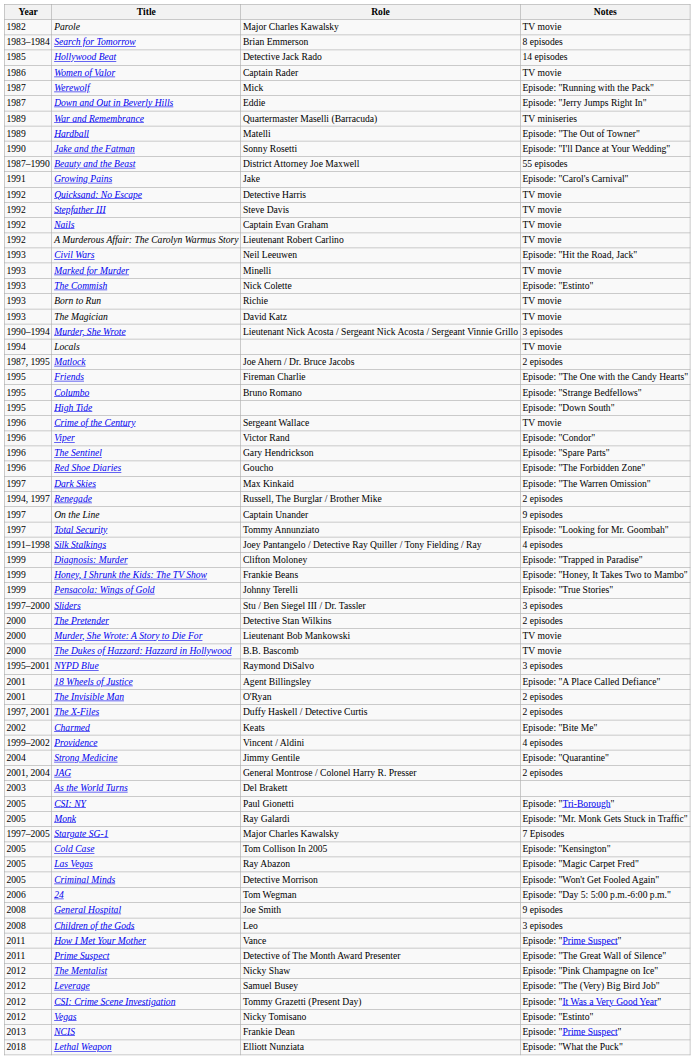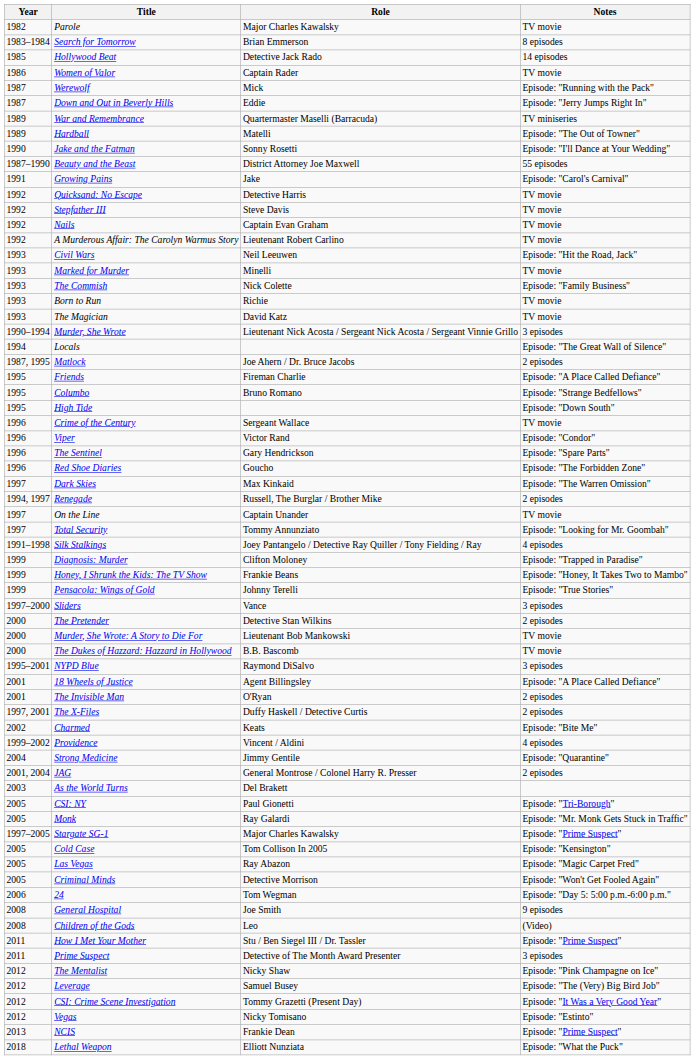(558, 286) Episode: "Estinto" -> (576, 286) Episode: "Family Business"
(542, 347) TV movie -> (594, 347) Episode: "The Great Wall of Silence"
(605, 377) Episode: "The One with the Candy Hearts" -> (591, 377) Episode: "A Place Called Defiance"
(543, 514) 9 episodes -> (542, 514) TV movie
(304, 605) Stu / Ben Siegel III / Dr. Tassler -> (255, 605) Vance
(543, 834) 7 Episodes -> (572, 834) Episode: "Prime Suspect"
(543, 925) 3 episodes -> (537, 925) (Video)
(255, 940) Vance -> (304, 940) Stu / Ben Siegel III / Dr. Tassler
(594, 956) Episode: "The Great Wall of Silence" -> (543, 956) 3 episodes
